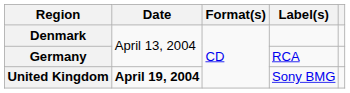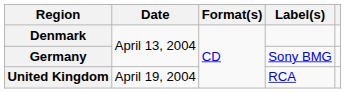(286, 56) RCA -> (300, 56) Sony BMG
(157, 77) bold -> (155, 77) normal
(304, 77) Sony BMG -> (282, 77) RCA
